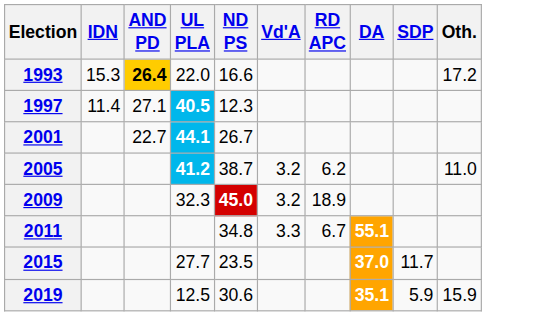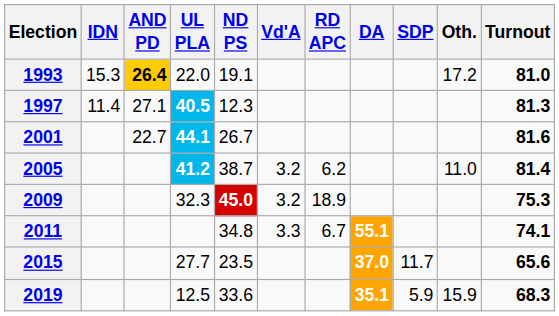+ column: (518, 31)
(236, 74) 16.6 -> (236, 74) 19.1
(236, 294) 30.6 -> (236, 294) 33.6
